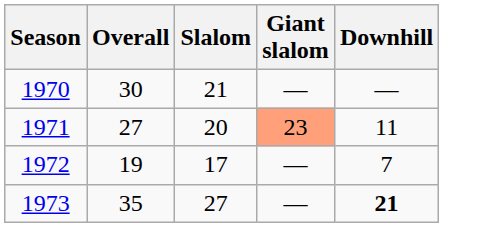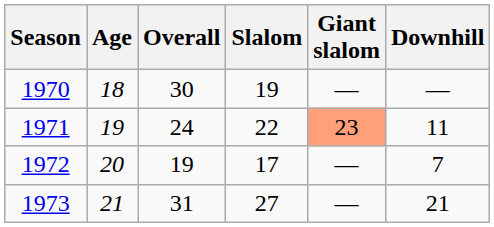+ column: (112, 37)
(216, 88) 21 -> (267, 88) 19
(131, 126) 27 -> (182, 126) 24
(216, 126) 20 -> (267, 126) 22
(131, 202) 35 -> (182, 202) 31
(387, 202) bold -> (438, 202) normal
